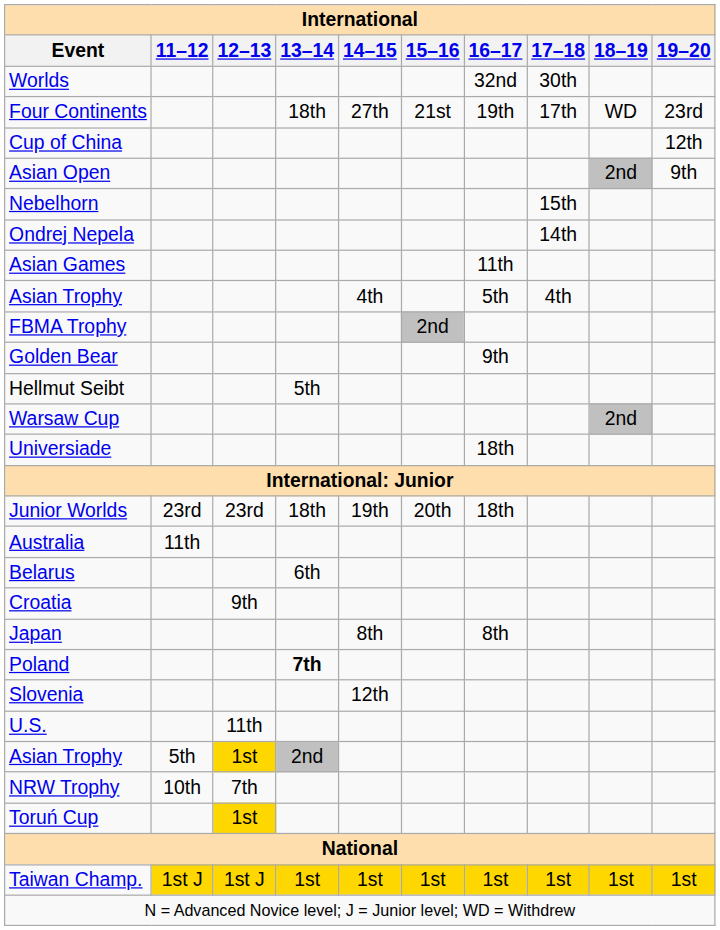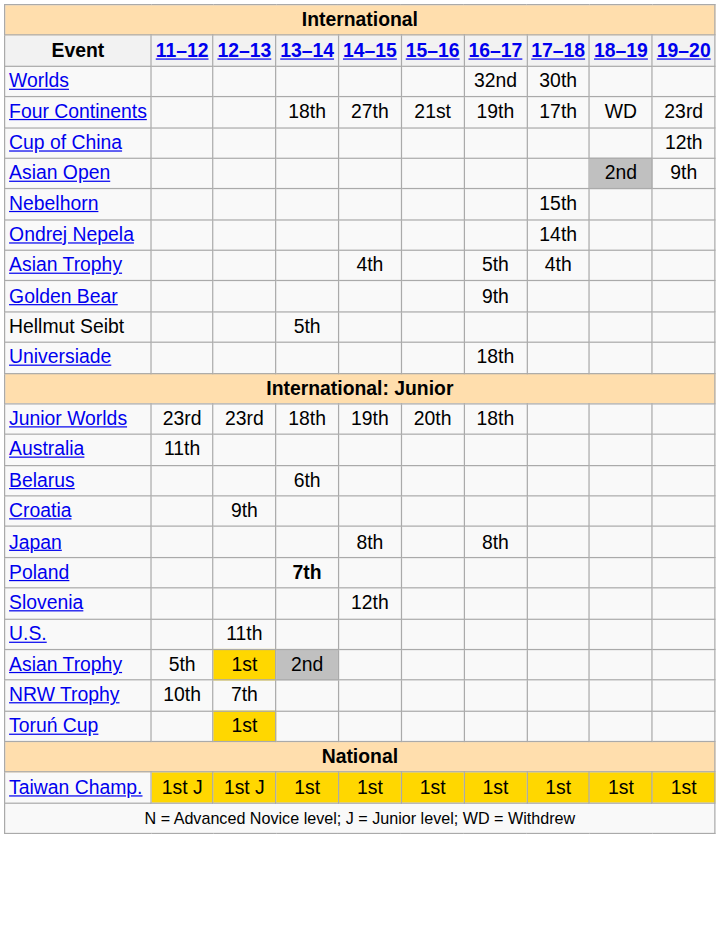- row: (67, 265)
- row: (68, 326)
- row: (64, 419)
